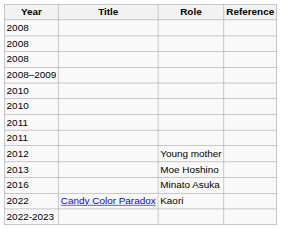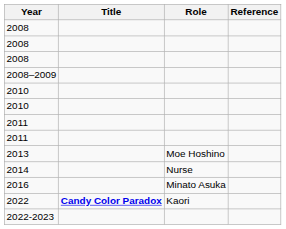- row: (18, 153)
+ row: (18, 169)
(108, 201) normal -> (111, 201) bold
